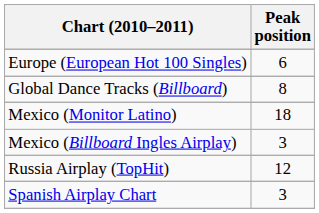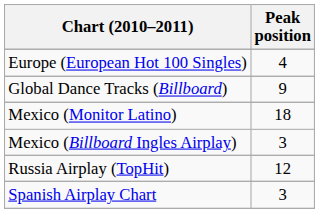(283, 62) 6 -> (283, 62) 4
(283, 89) 8 -> (283, 89) 9
